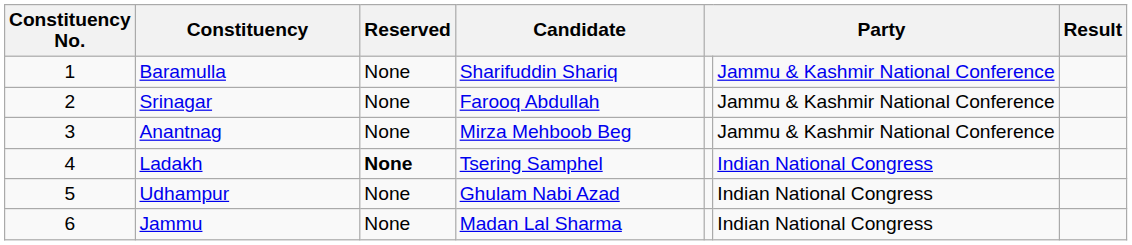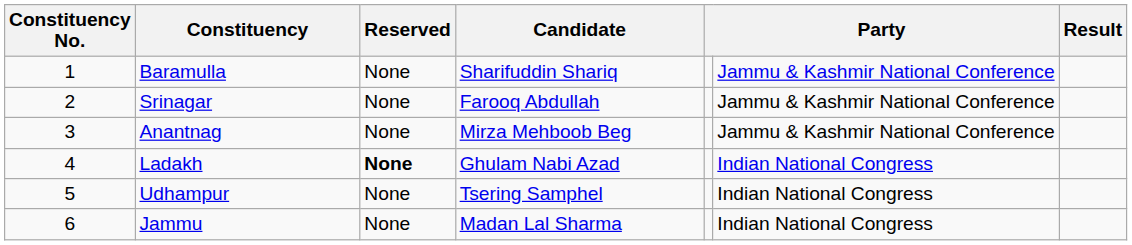(531, 163) Tsering Samphel -> (540, 163) Ghulam Nabi Azad
(540, 193) Ghulam Nabi Azad -> (531, 193) Tsering Samphel
